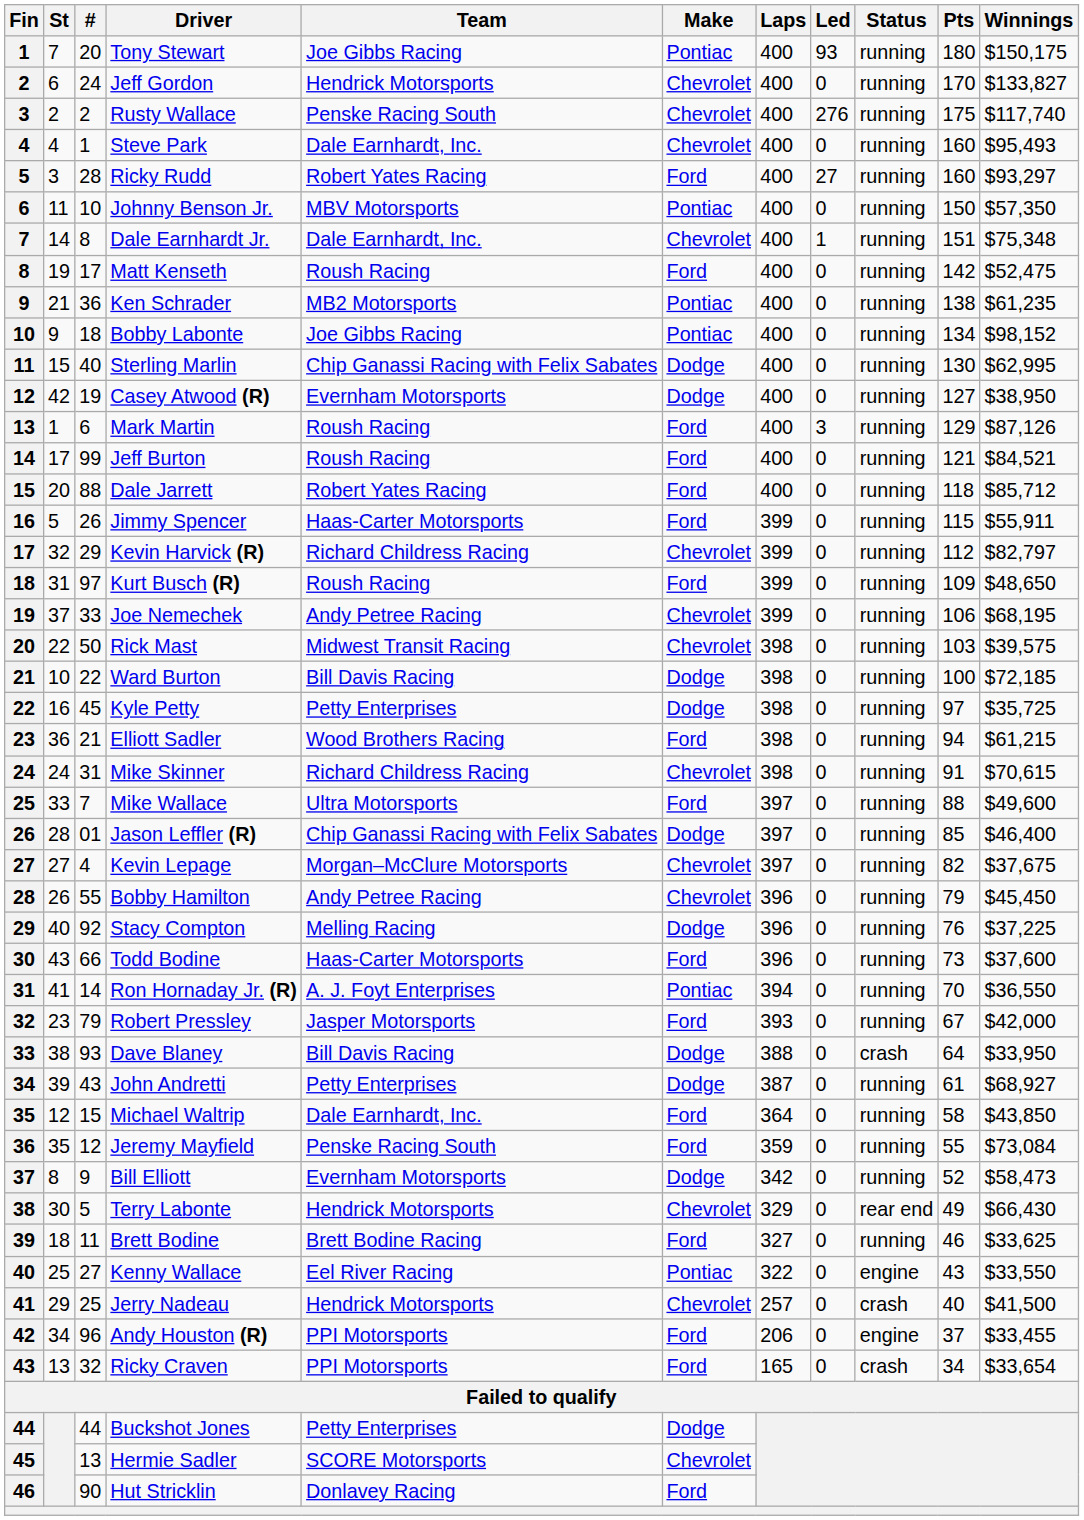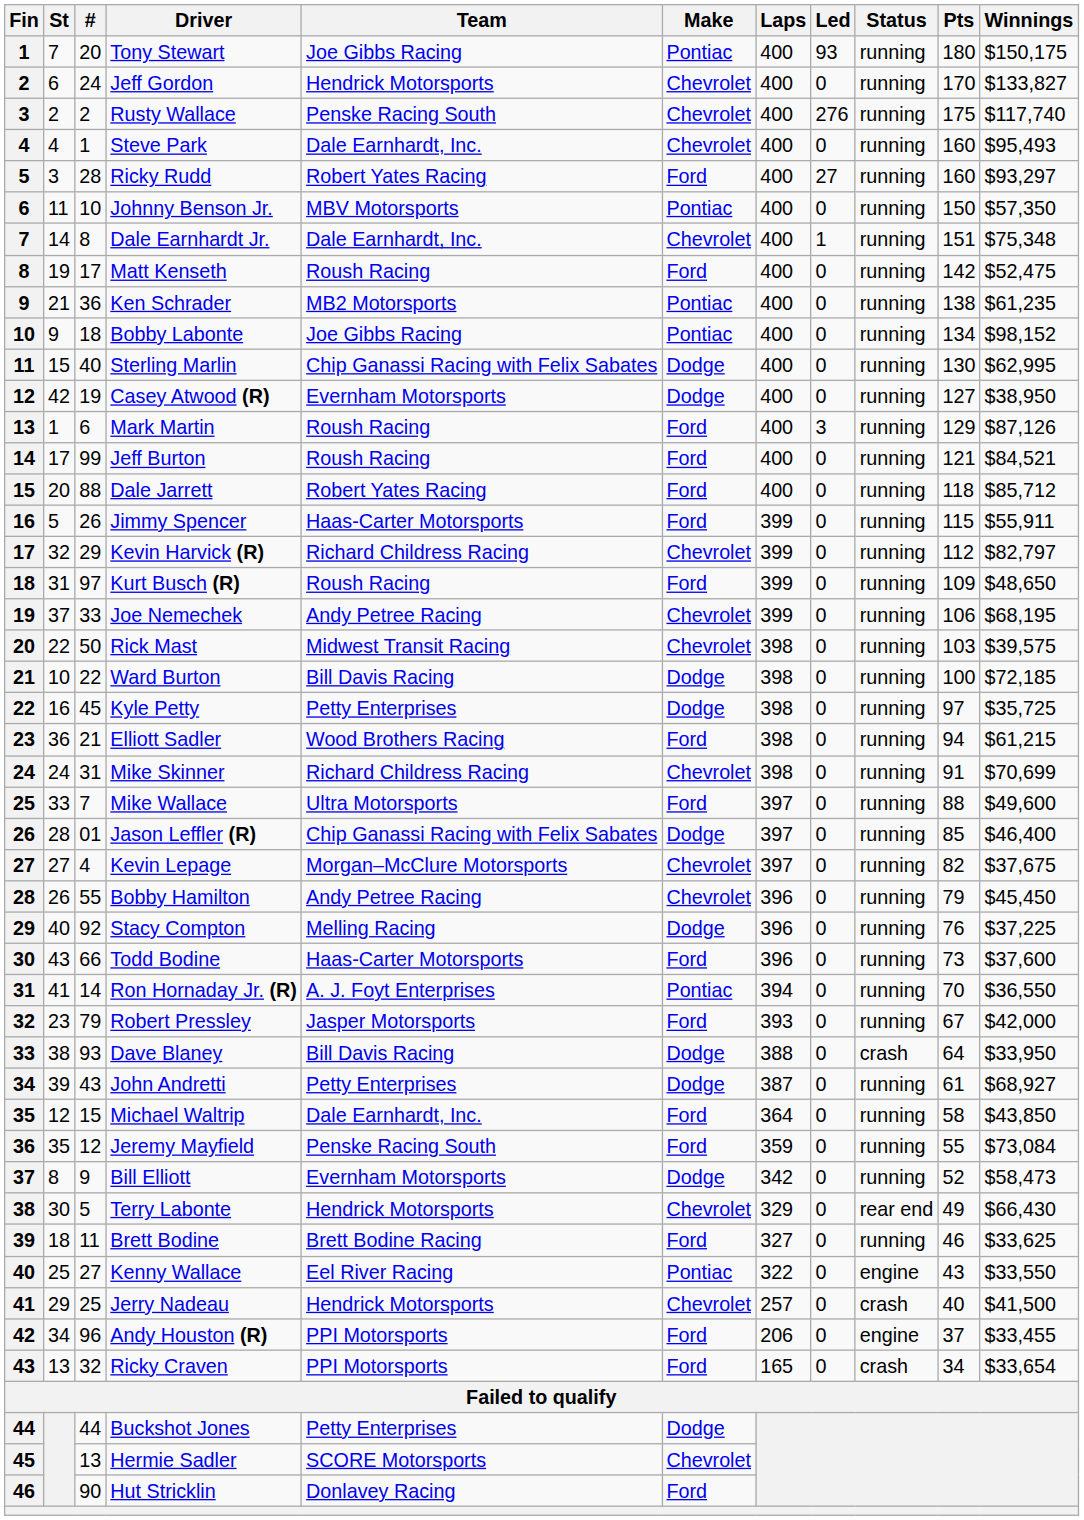(1020, 771) $70,615 -> (1020, 771) $70,699
